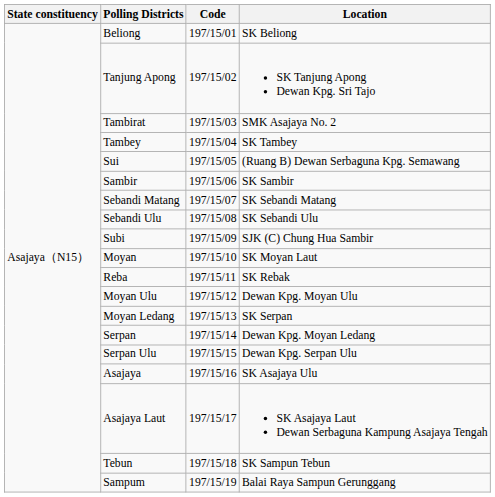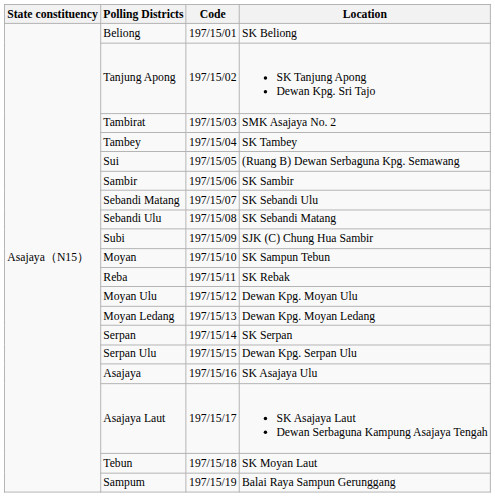(289, 199) SK Sebandi Matang -> (280, 199) SK Sebandi Ulu
(280, 219) SK Sebandi Ulu -> (289, 219) SK Sebandi Matang
(280, 257) SK Moyan Laut -> (286, 257) SK Sampun Tebun
(267, 315) SK Serpan -> (309, 315) Dewan Kpg. Moyan Ledang
(309, 334) Dewan Kpg. Moyan Ledang -> (267, 334) SK Serpan
(286, 462) SK Sampun Tebun -> (280, 462) SK Moyan Laut
